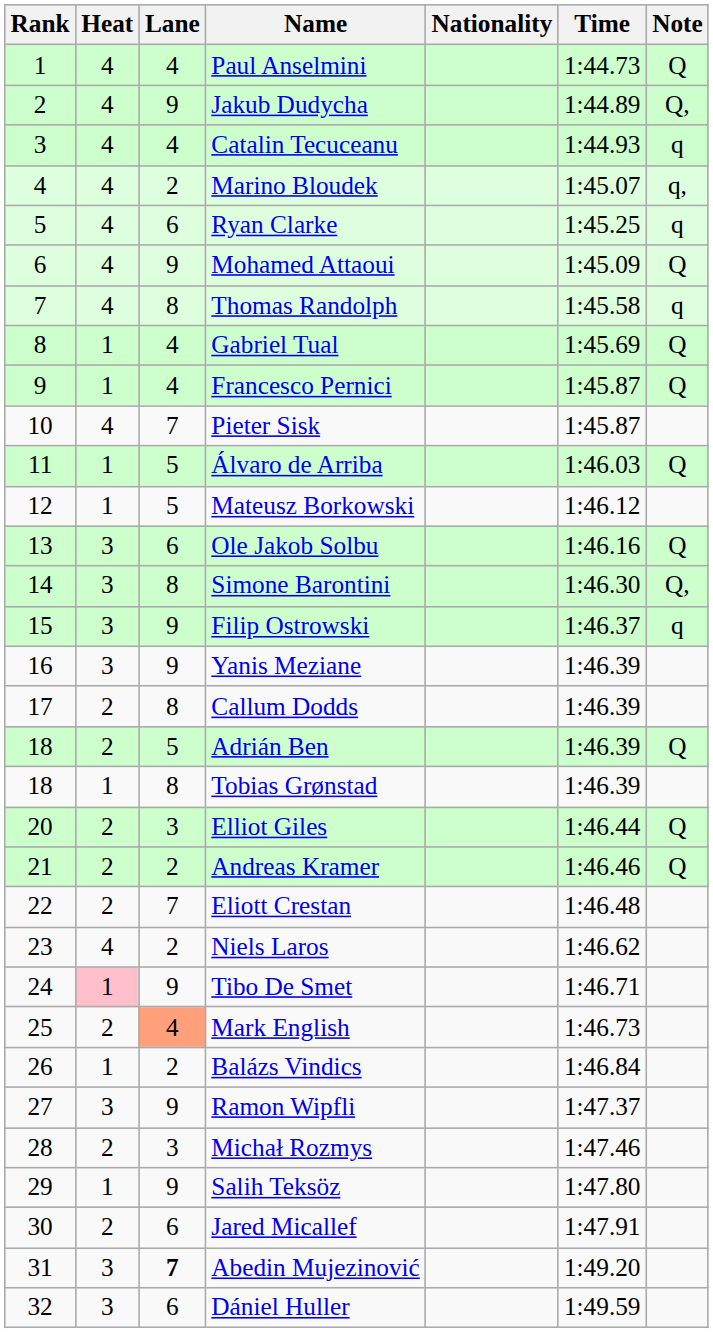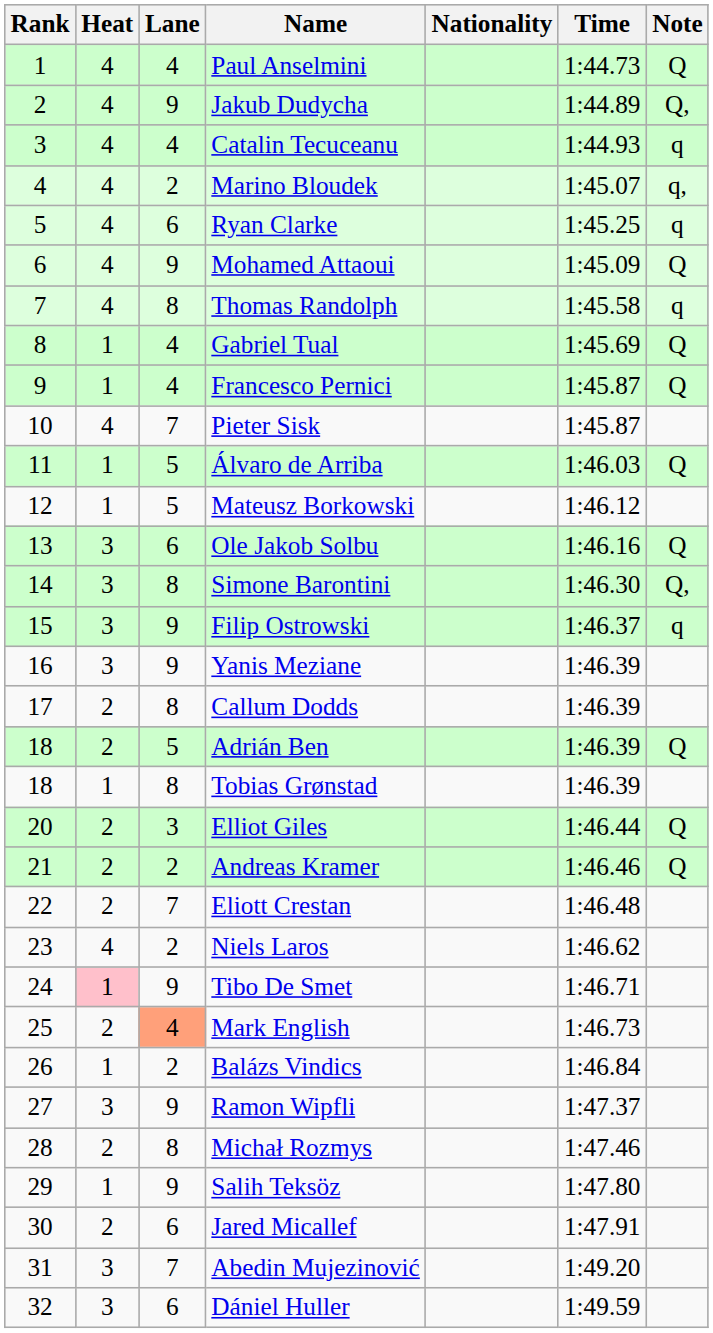(172, 1147) 3 -> (172, 1147) 8
(172, 1267) bold -> (172, 1267) normal
